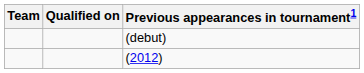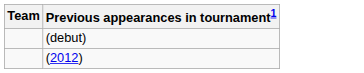- column: (83, 16)
